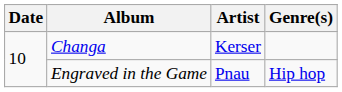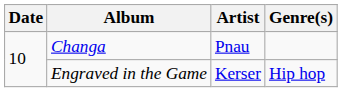(238, 45) Kerser -> (232, 45) Pnau
(232, 73) Pnau -> (238, 73) Kerser
